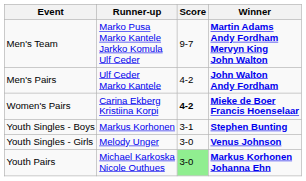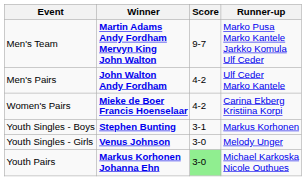columns swapped: (255, 12) <-> (137, 12)
(186, 106) bold -> (199, 106) normal
